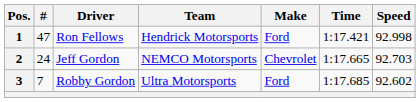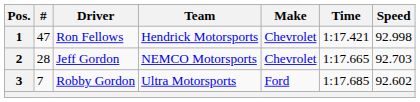(277, 37) Ford -> (290, 37) Chevrolet
(43, 59) 24 -> (43, 59) 28
